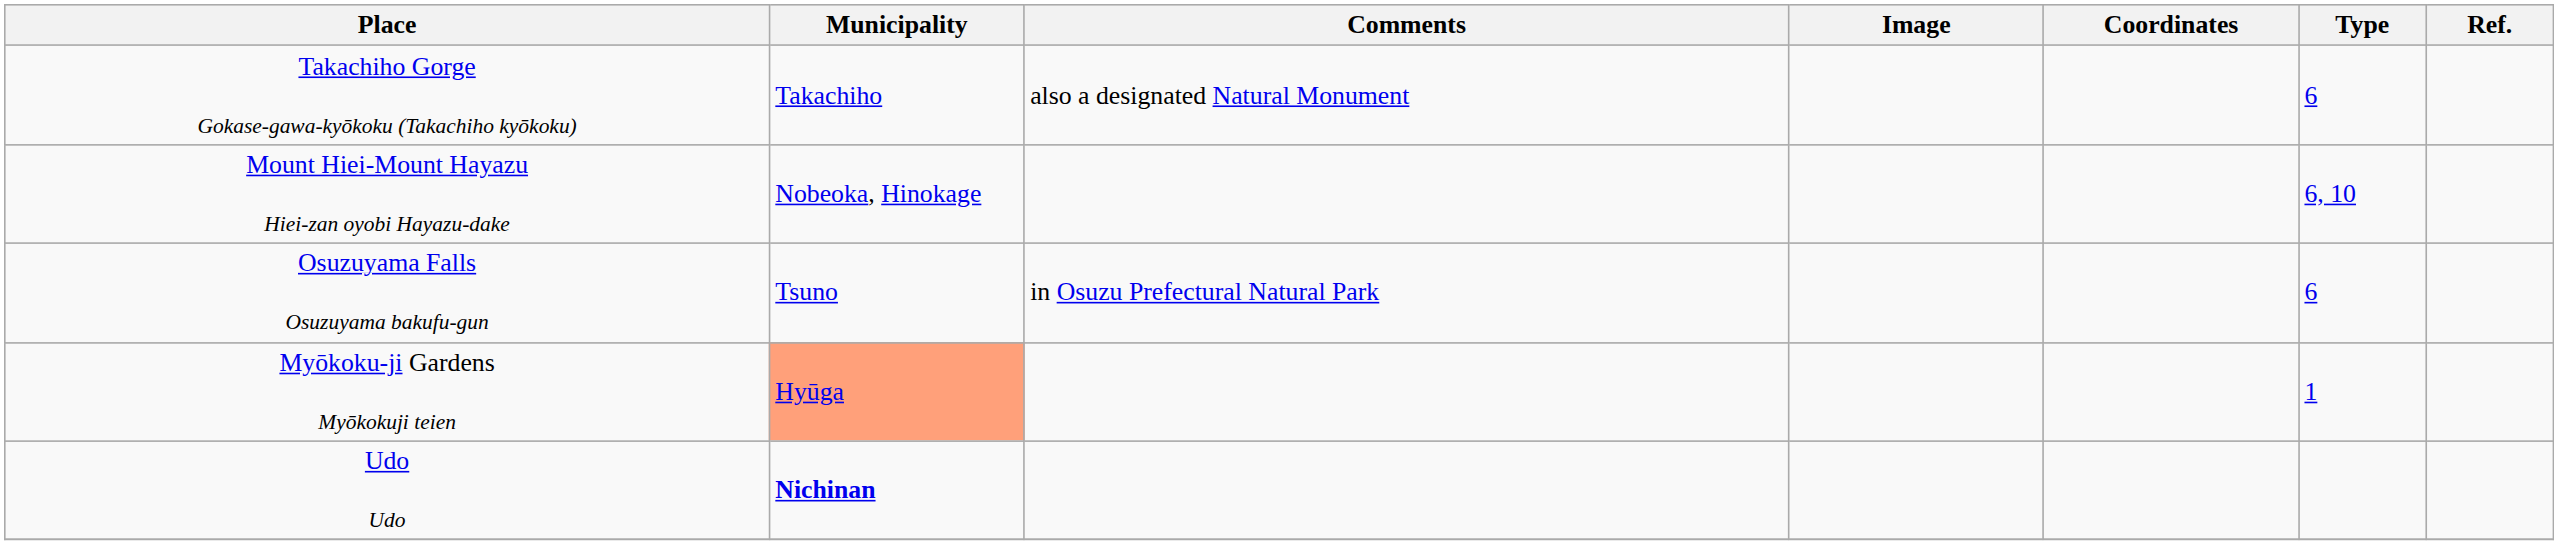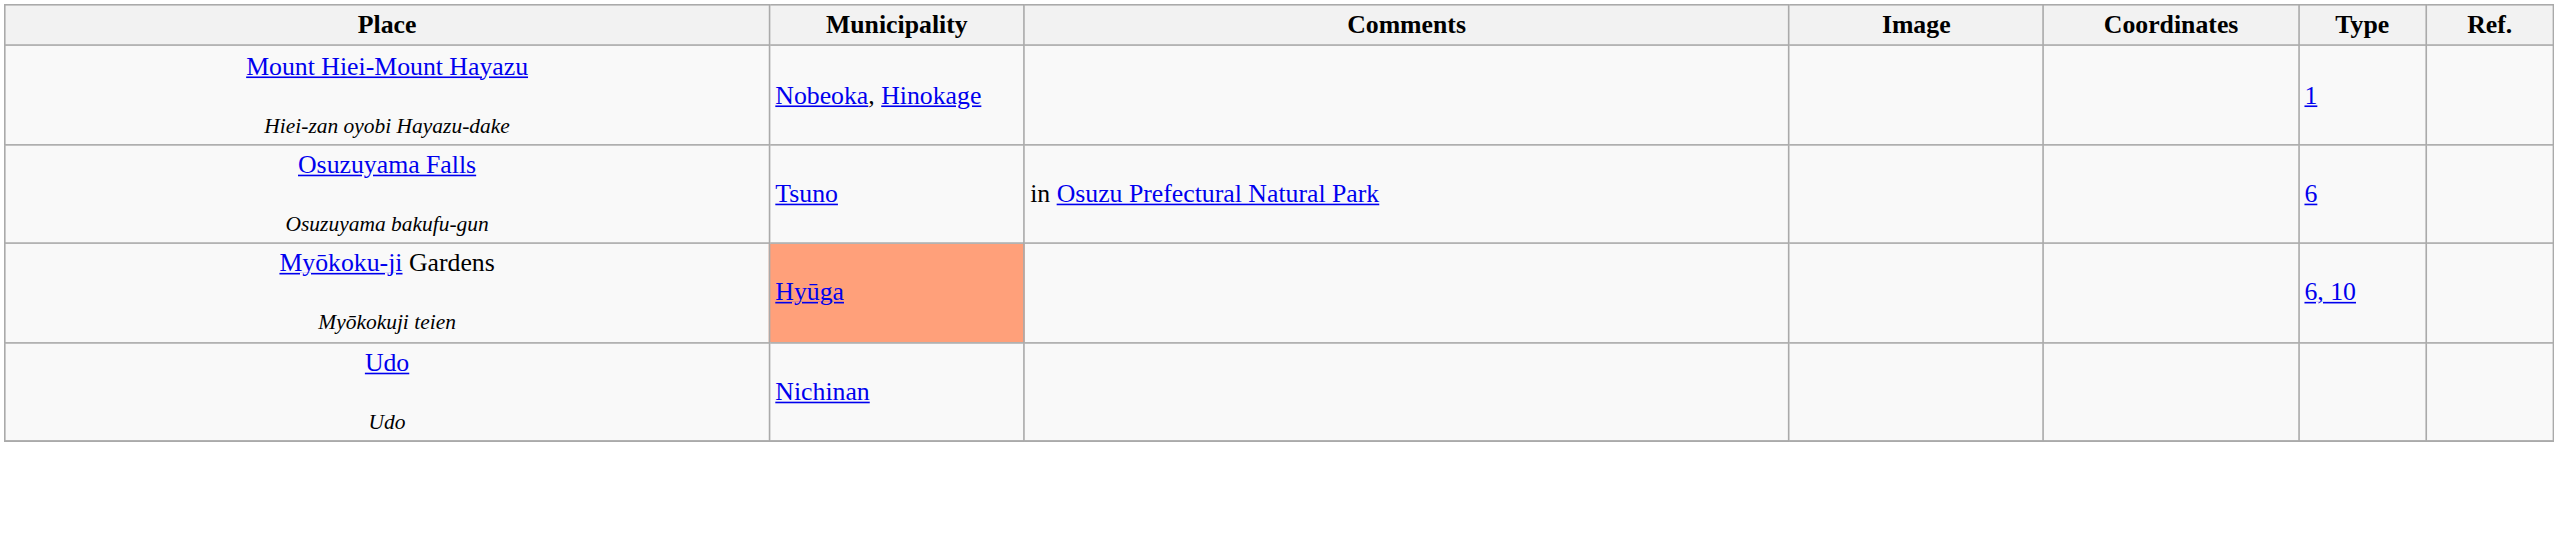- row: (387, 94)
(2330, 193) 6, 10 -> (2311, 94) 1
(2311, 391) 1 -> (2330, 292) 6, 10
(825, 490) bold -> (823, 391) normal
